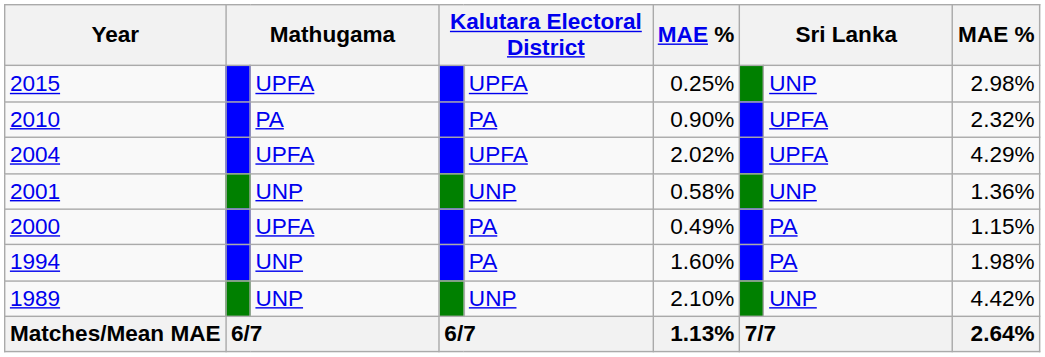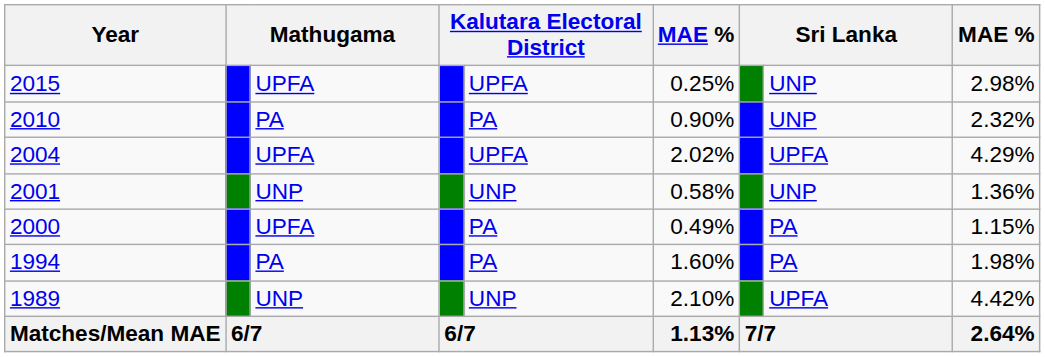(799, 119) UPFA -> (793, 119) UNP
(279, 262) UNP -> (270, 262) PA
(793, 298) UNP -> (799, 298) UPFA
